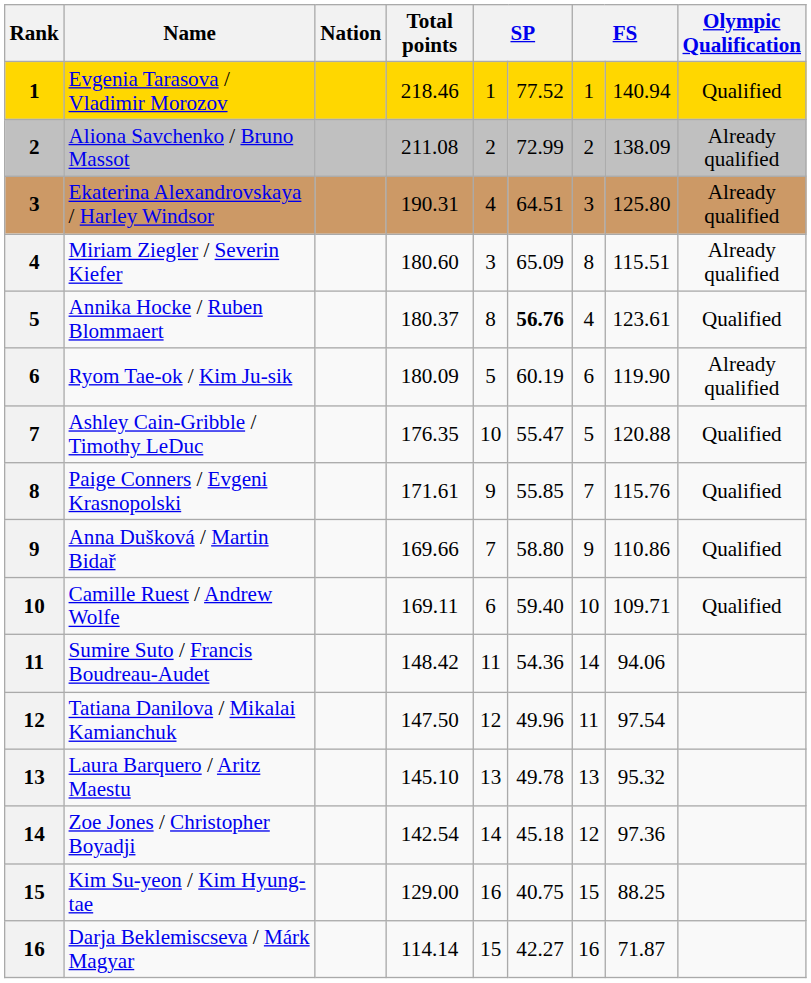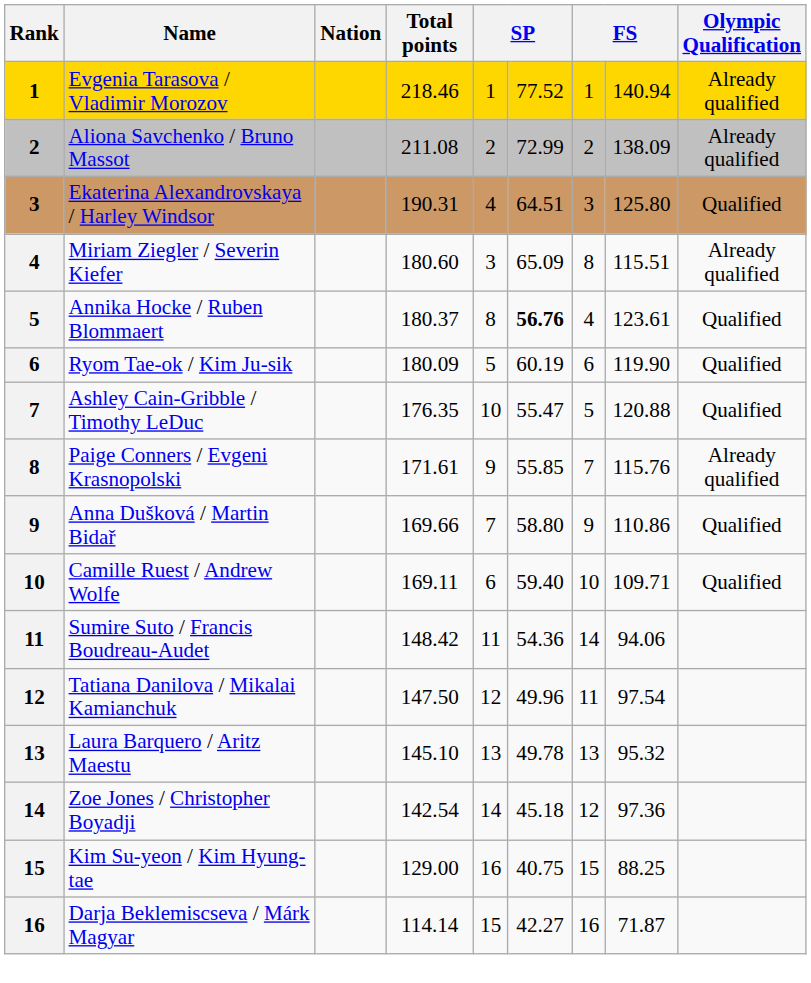(742, 90) Qualified -> (742, 90) Already qualified
(742, 204) Already qualified -> (742, 204) Qualified
(742, 376) Already qualified -> (742, 364) Qualified
(742, 491) Qualified -> (742, 467) Already qualified
